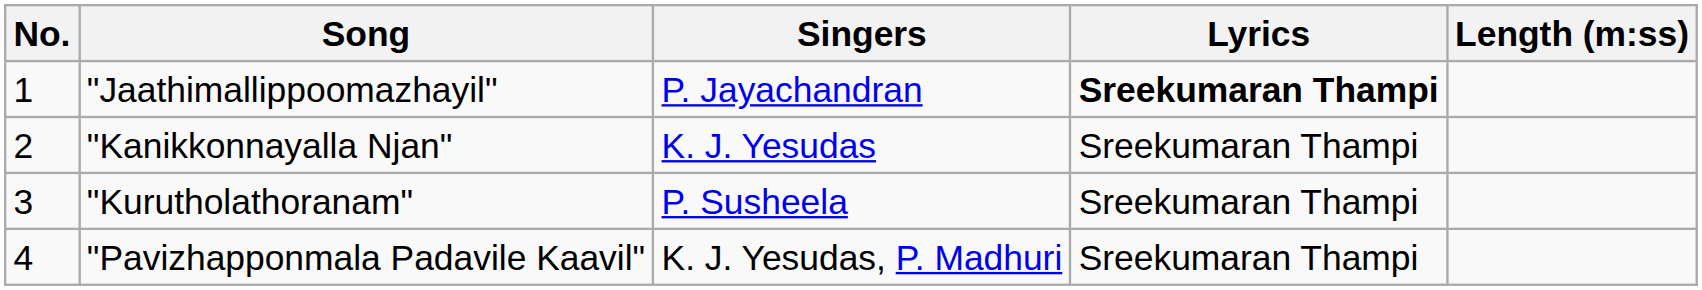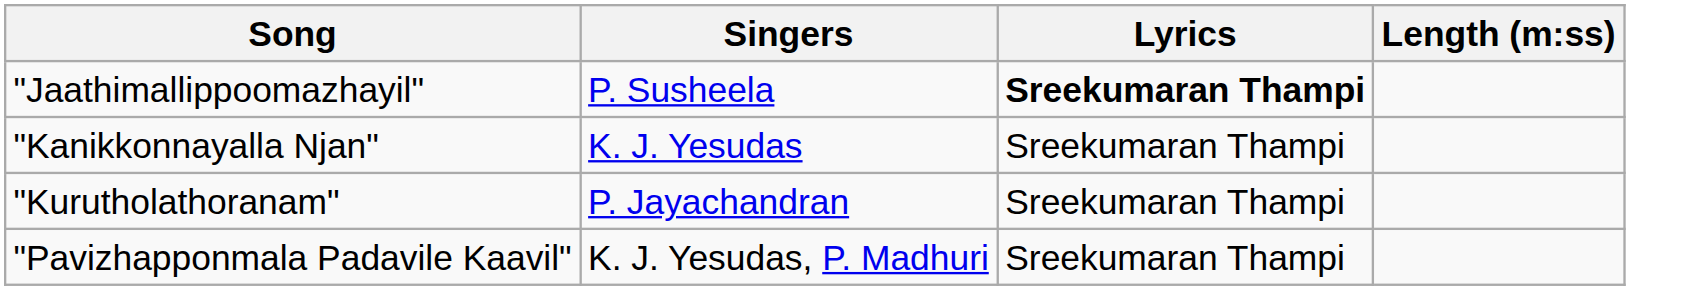- column: (42, 33)
(792, 89) P. Jayachandran -> (681, 89) P. Susheela
(755, 202) P. Susheela -> (719, 202) P. Jayachandran
